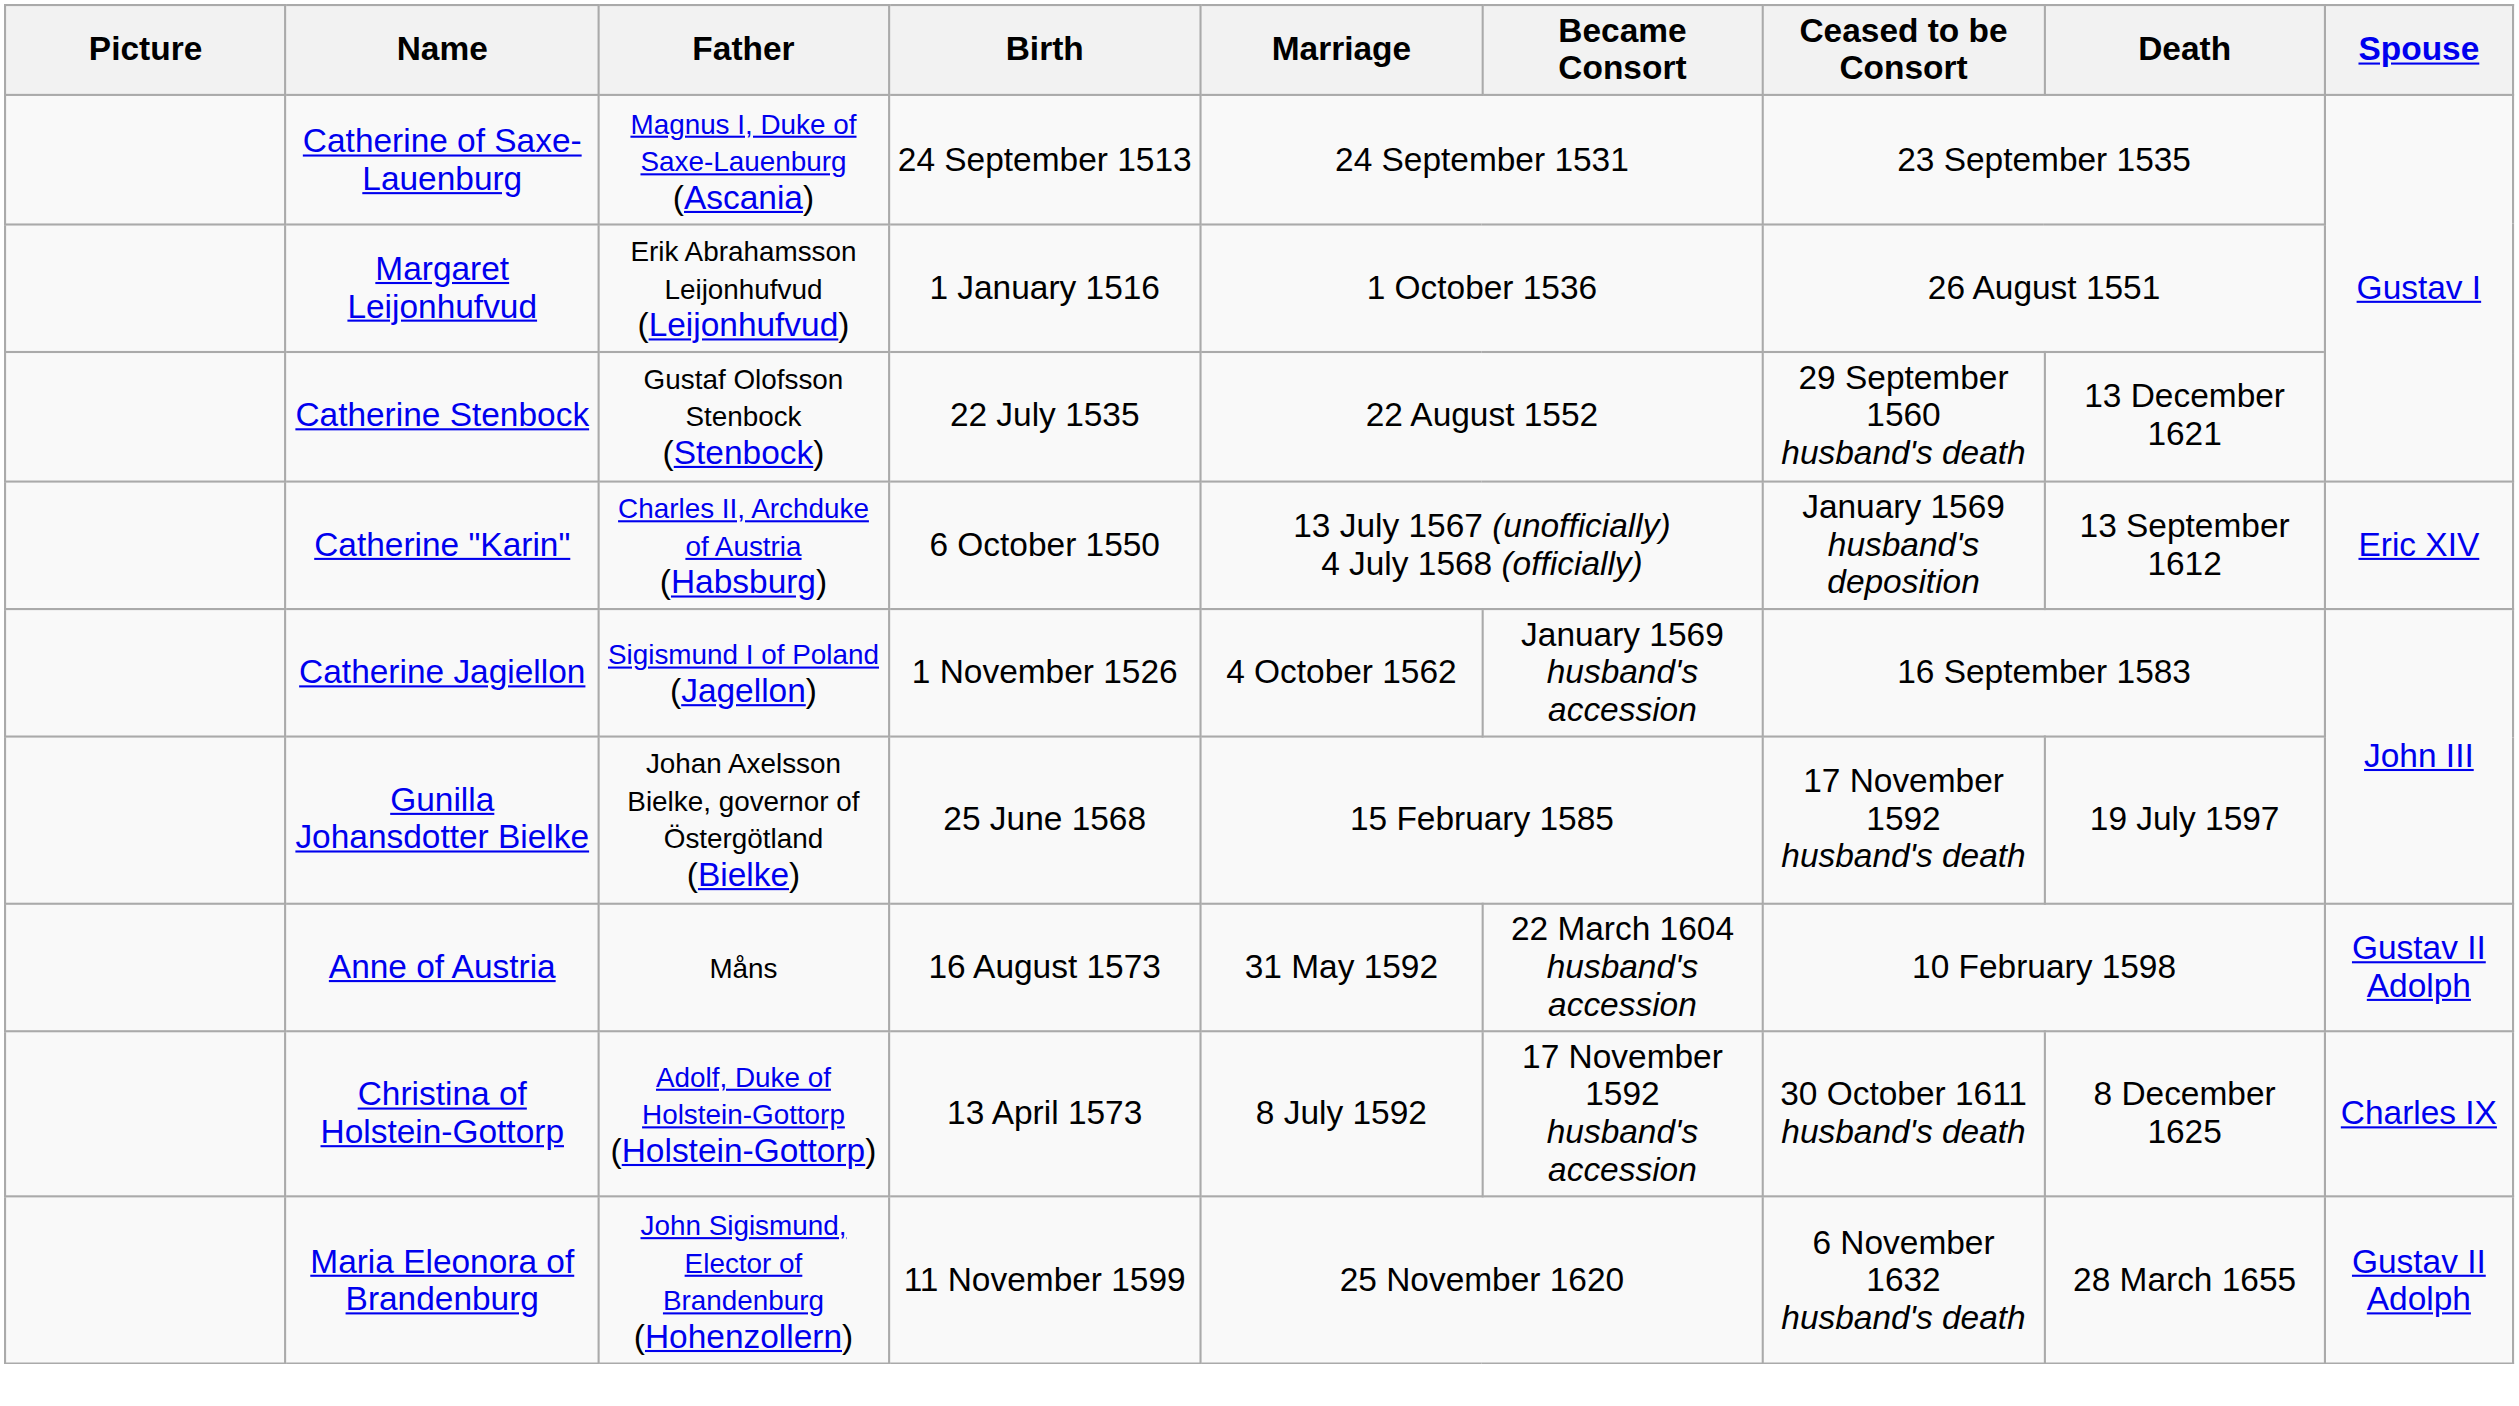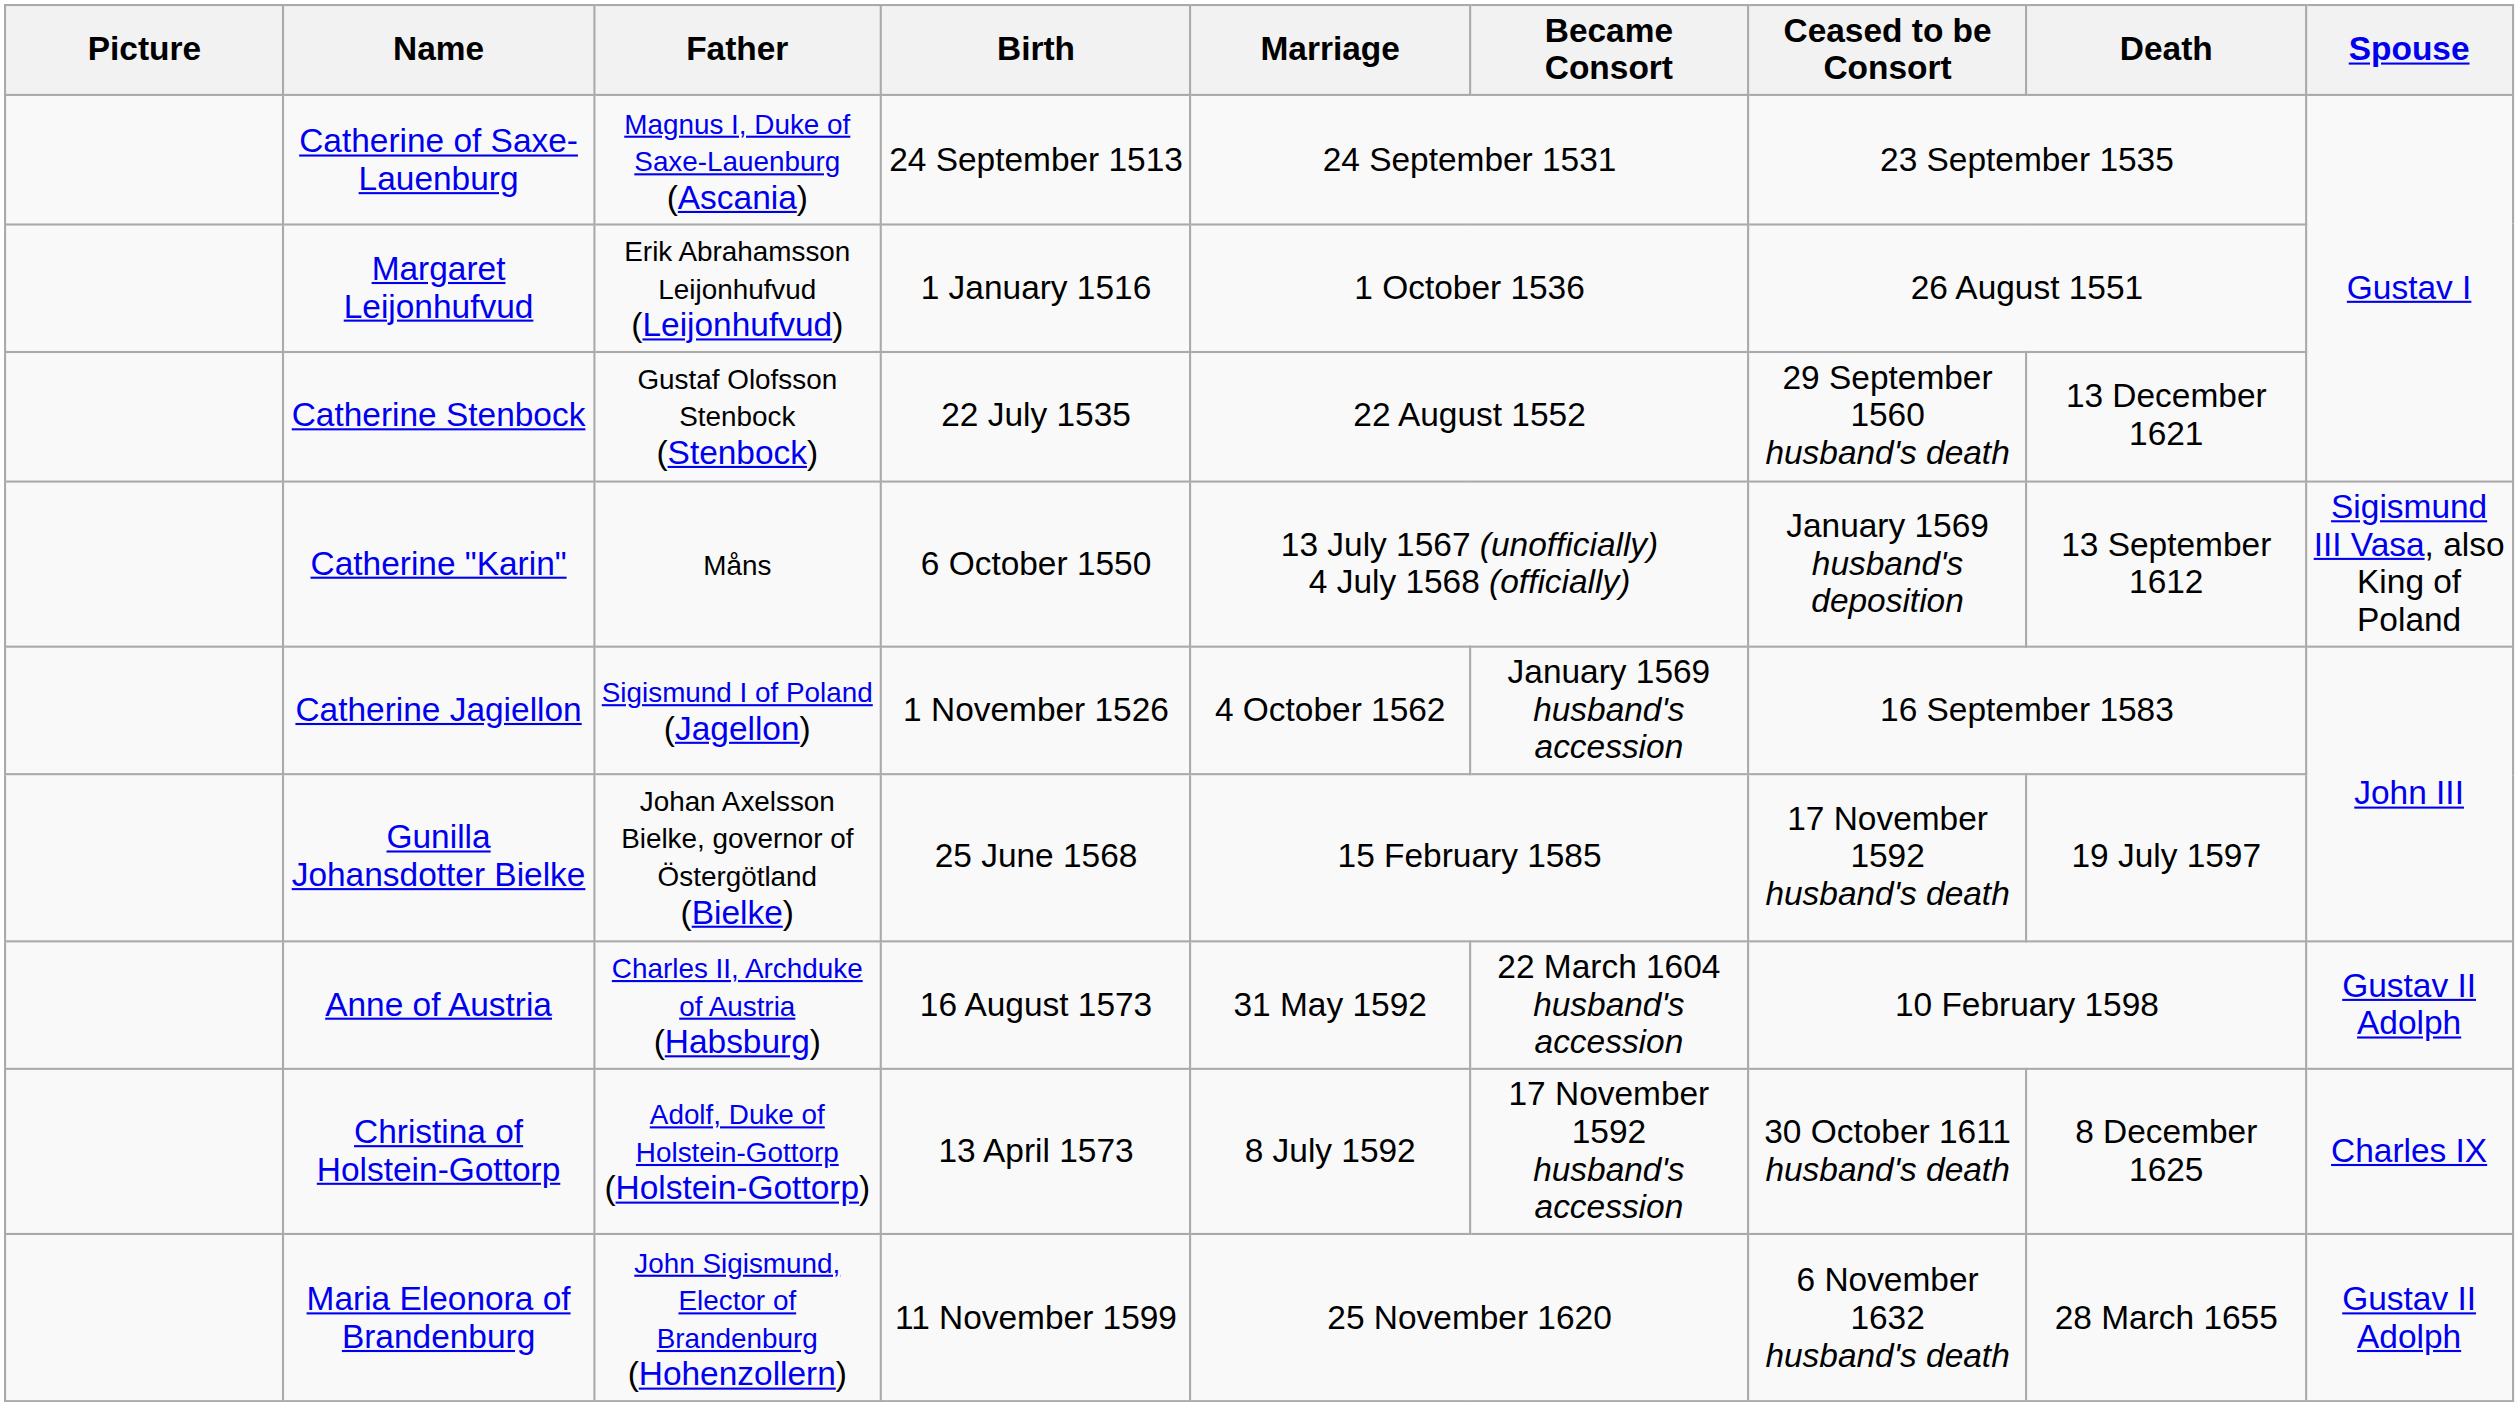(743, 546) Charles II, Archduke of Austria (Habsburg) -> (737, 565) Måns
(2419, 544) Eric XIV -> (2409, 562) Sigismund III Vasa, also King of Poland
(743, 968) Måns -> (737, 1006) Charles II, Archduke of Austria (Habsburg)
